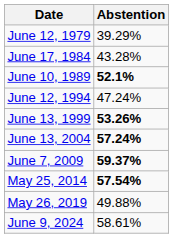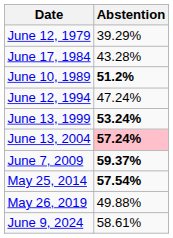(115, 77) 52.1% -> (115, 77) 51.2%
(119, 118) 53.26% -> (119, 118) 53.24%
(119, 139) no background -> (119, 139) pink background
